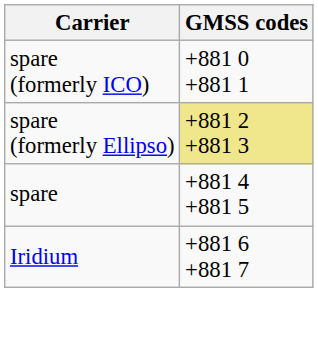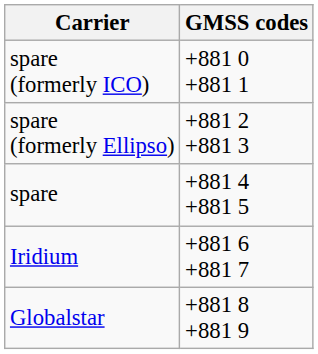(217, 132) khaki background -> (217, 132) no background
+ row: (57, 317)
